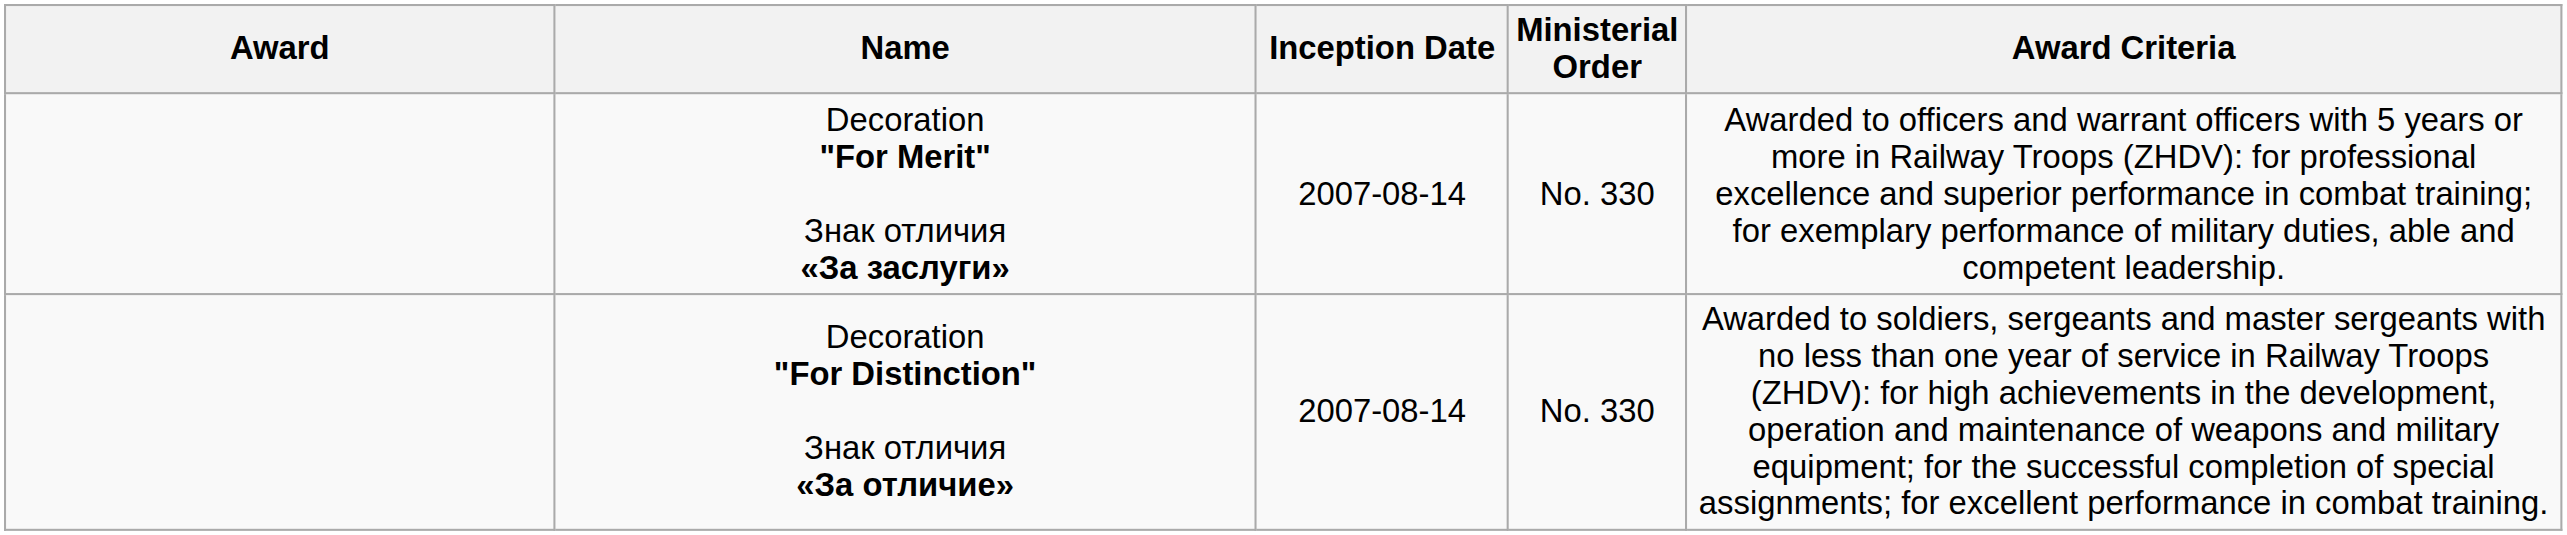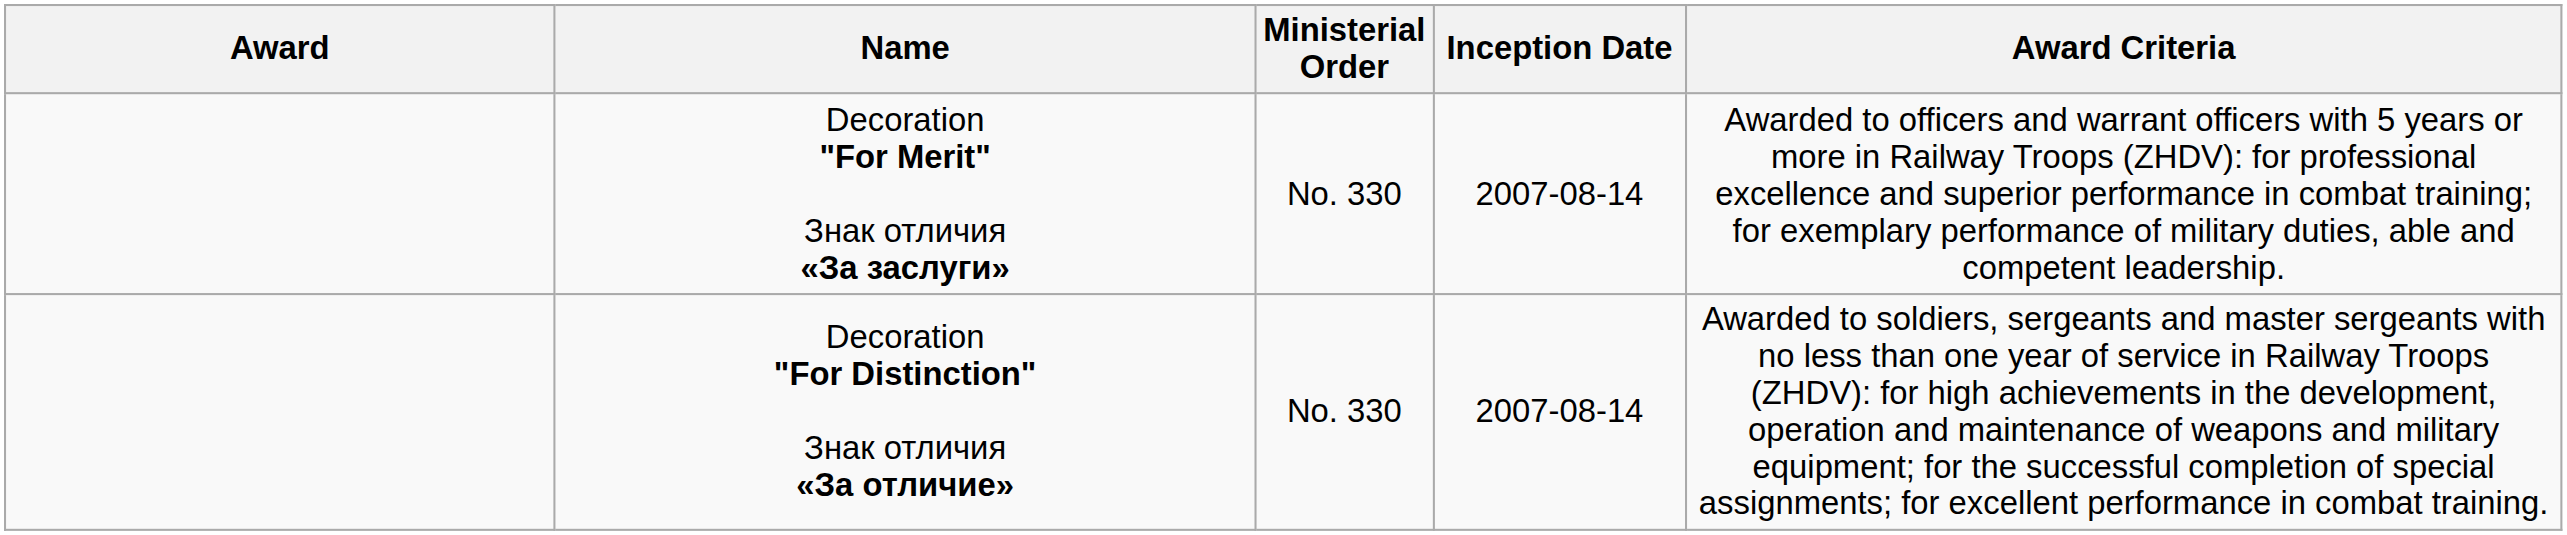columns swapped: (1597, 48) <-> (1382, 48)
